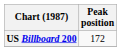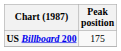(98, 38) 172 -> (98, 38) 175
